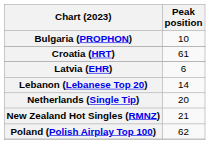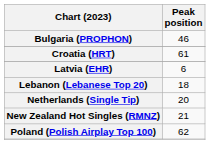(183, 38) 10 -> (183, 38) 46
(183, 85) 14 -> (183, 85) 18
